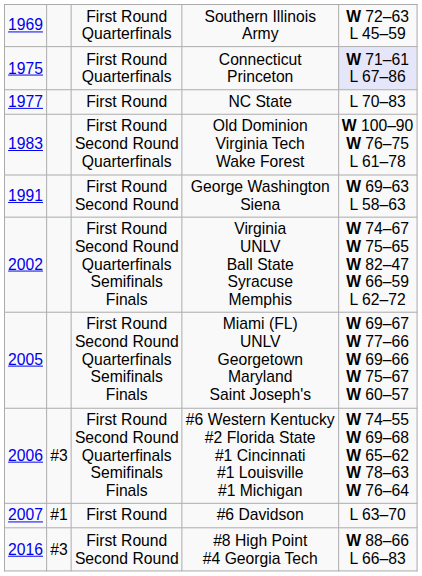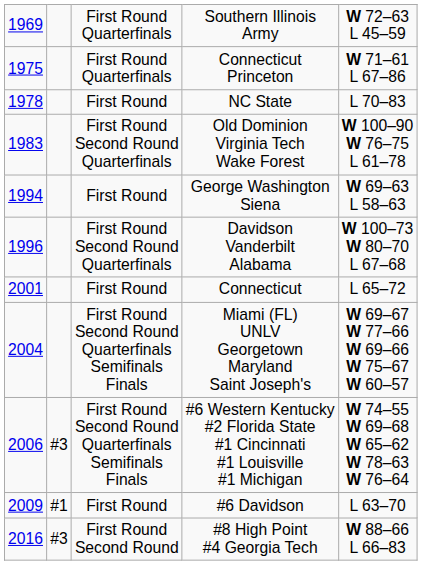(378, 68) lavender background -> (378, 68) no background
(26, 101) 1977 -> (26, 101) 1978
(26, 195) 1991 -> (26, 195) 1994
(127, 195) First Round Second Round -> (127, 195) First Round
+ row: (260, 247)
+ row: (260, 289)
- row: (260, 264)
(26, 360) 2005 -> (26, 349) 2004
(26, 515) 2007 -> (26, 505) 2009
